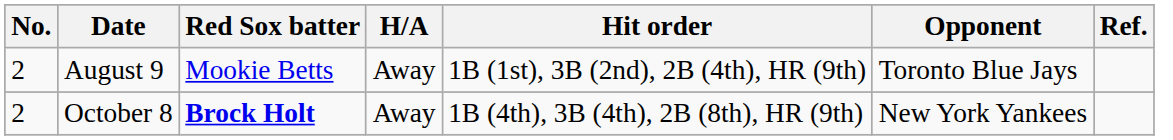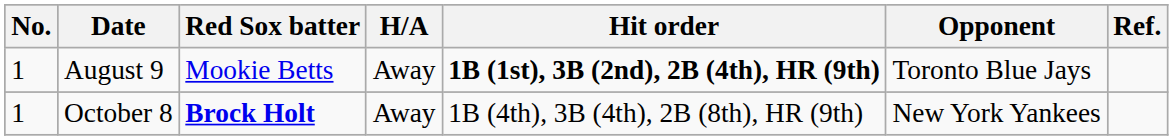(18, 69) 2 -> (18, 69) 1
(657, 69) normal -> (664, 69) bold
(18, 112) 2 -> (18, 112) 1
